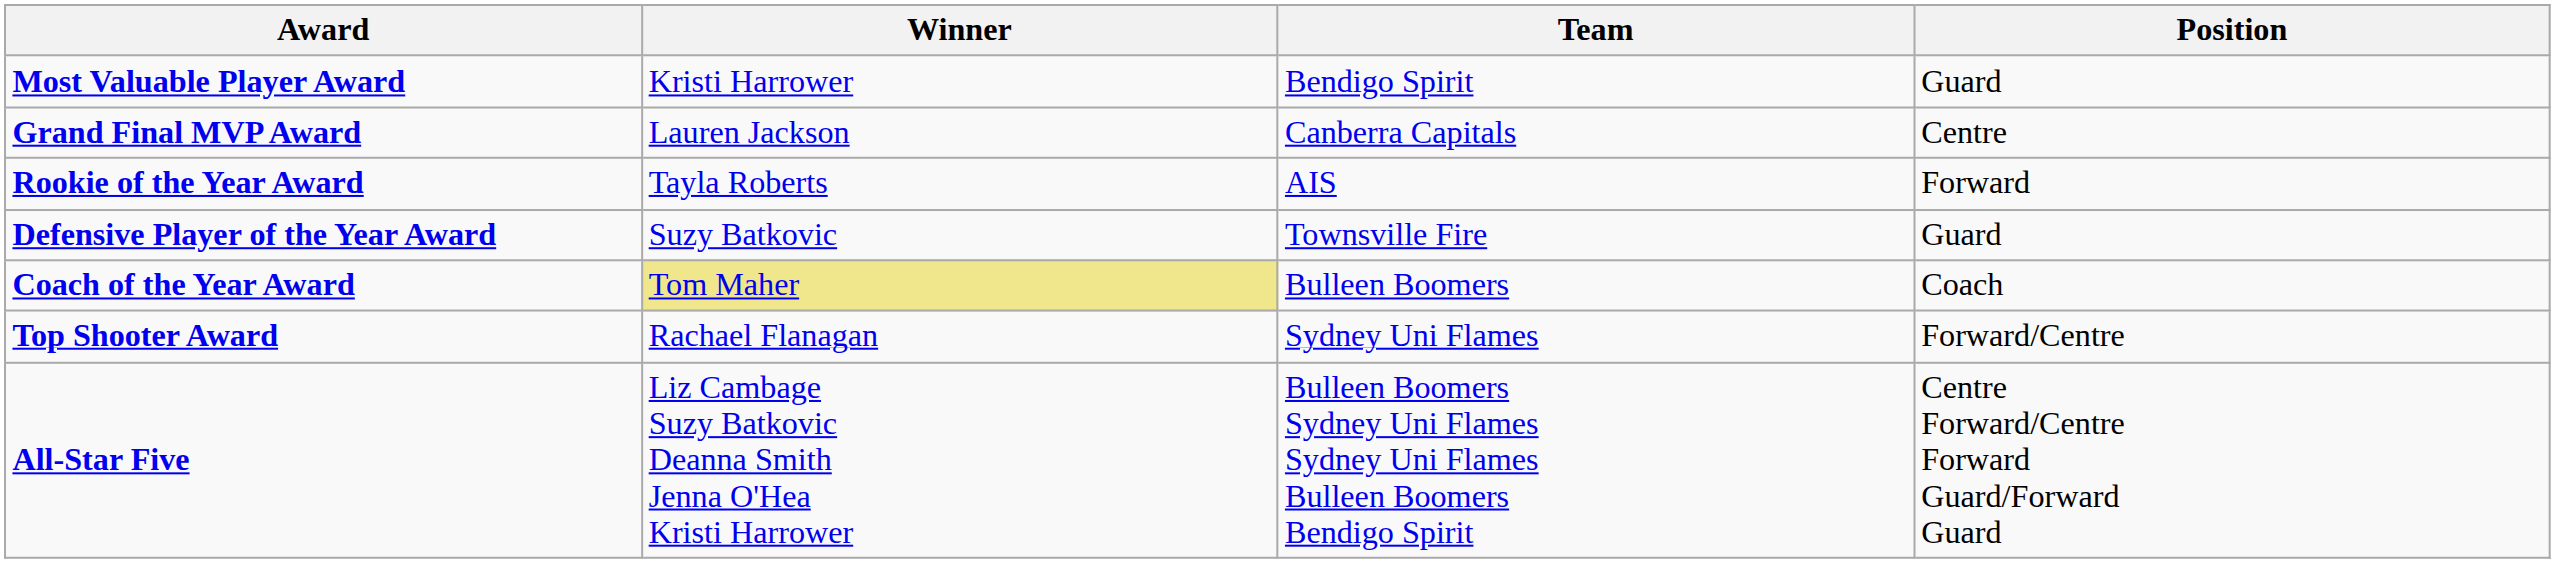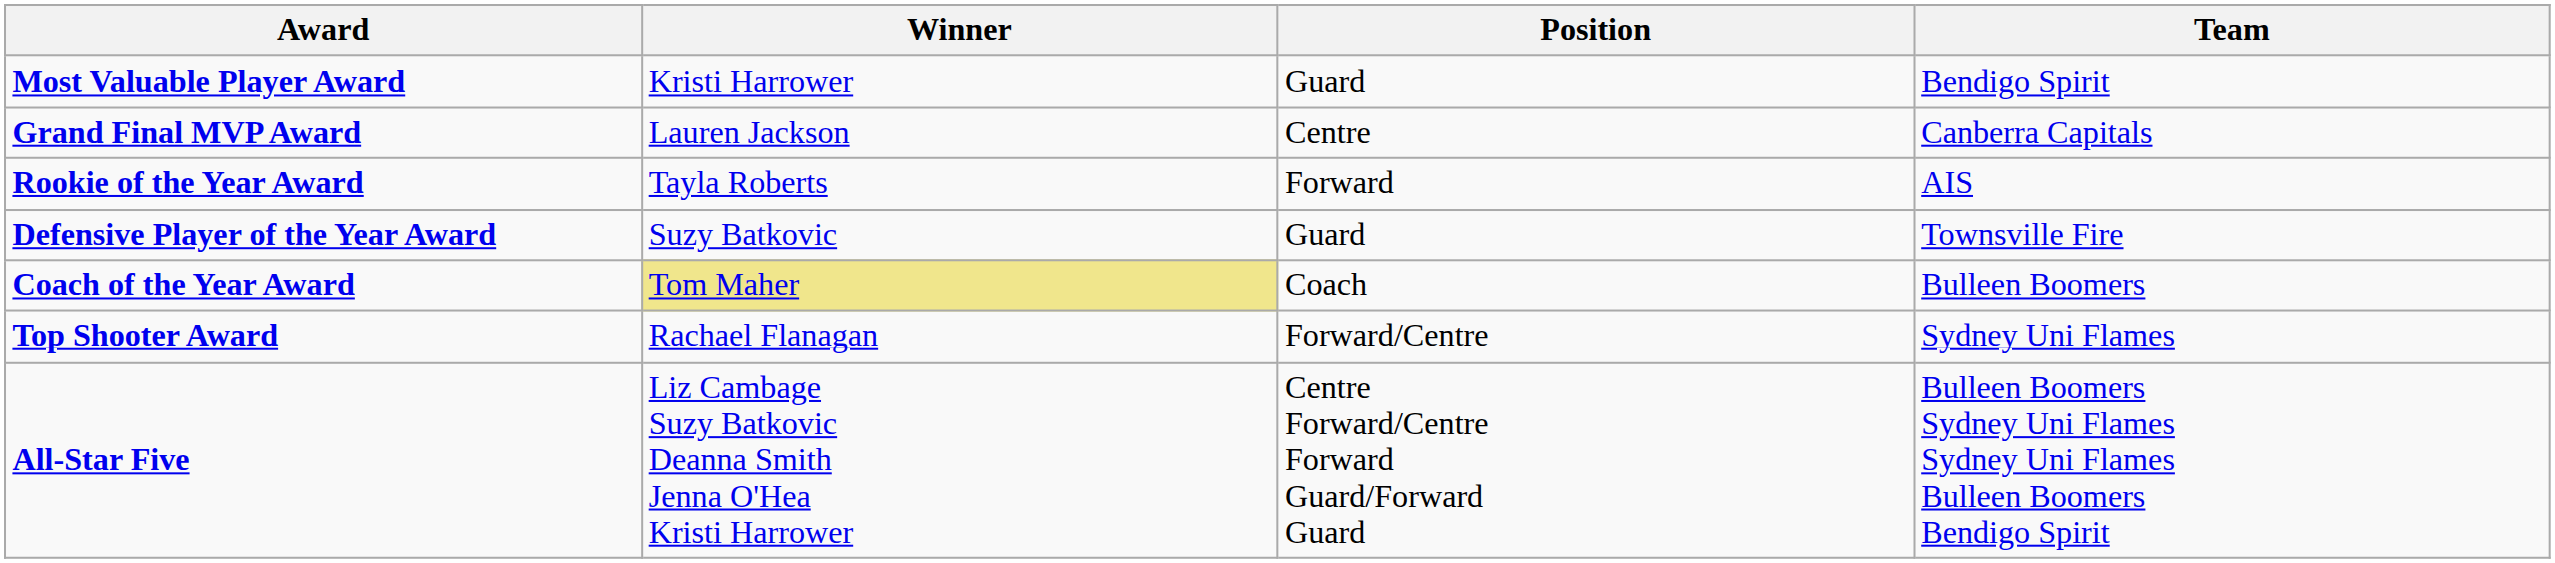columns swapped: (2232, 30) <-> (1596, 30)
